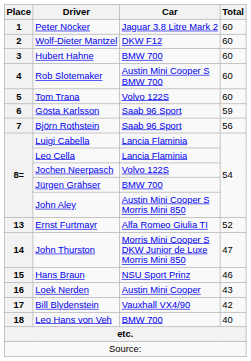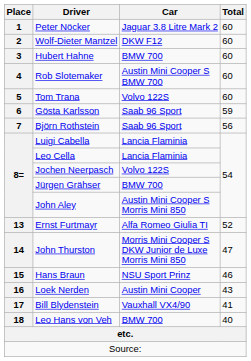(227, 305) 42 -> (227, 305) 41
